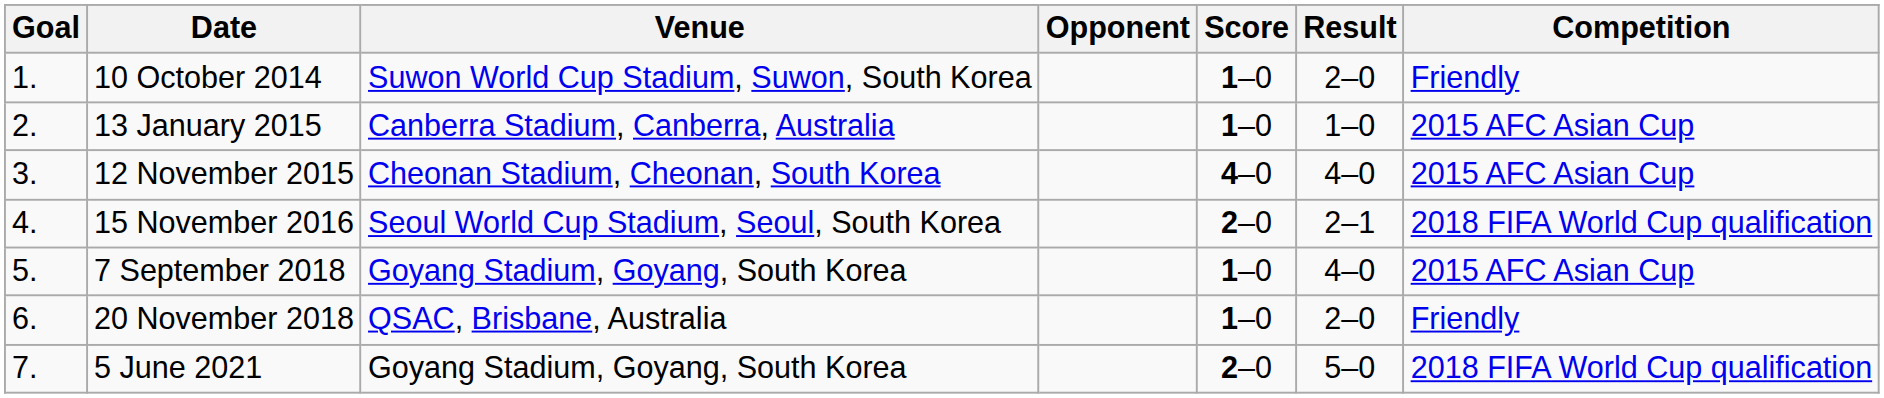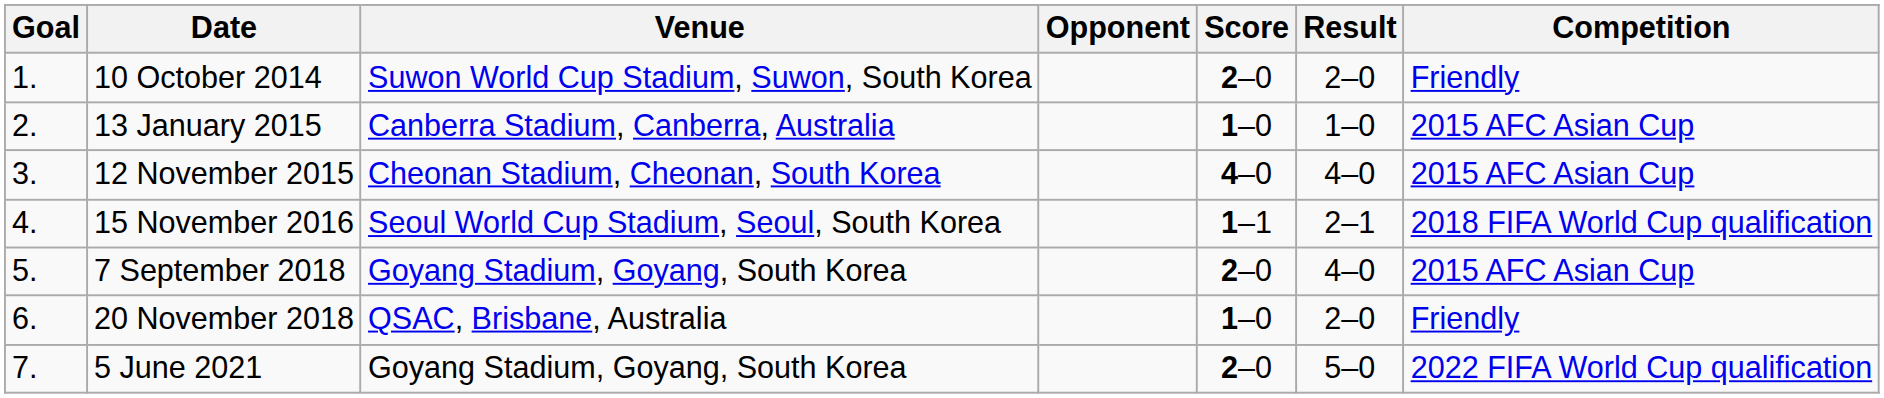(1247, 77) 1–0 -> (1247, 77) 2–0
(1247, 222) 2–0 -> (1247, 222) 1–1
(1247, 271) 1–0 -> (1247, 271) 2–0
(1641, 367) 2018 FIFA World Cup qualification -> (1641, 367) 2022 FIFA World Cup qualification
